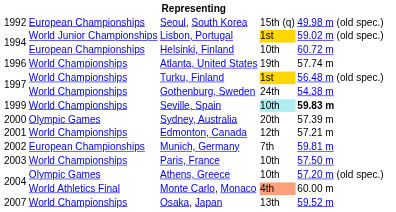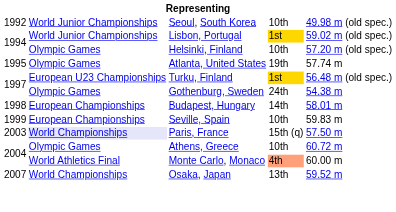(87, 22) European Championships -> (93, 22) World Junior Championships
(277, 22) 15th (q) -> (278, 22) 10th
(87, 50) European Championships -> (65, 50) Olympic Games
(316, 50) 60.72 m -> (349, 50) 57.20 m (old spec.)
(15, 64) 1996 -> (15, 64) 1995
(78, 64) World Championships -> (65, 64) Olympic Games
(78, 78) World Championships -> (97, 78) European U23 Championships
(78, 91) World Championships -> (65, 91) Olympic Games
+ row: (212, 105)
(78, 105) World Championships -> (87, 119) European Championships
(270, 105) paleturquoise background -> (278, 119) no background
(316, 105) bold -> (324, 119) normal
- row: (199, 119)
- row: (203, 133)
- row: (200, 147)
(78, 161) no background -> (78, 133) lavender background
(270, 161) 10th -> (286, 133) 15th (q)
(340, 175) 57.20 m (old spec.) -> (324, 147) 60.72 m
